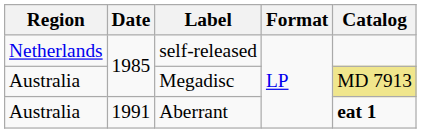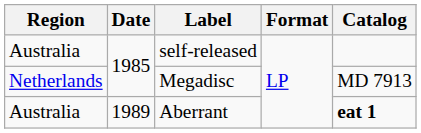(56, 50) Netherlands -> (45, 50) Australia
(45, 81) Australia -> (56, 81) Netherlands
(375, 81) khaki background -> (375, 81) no background
(131, 111) 1991 -> (131, 111) 1989
